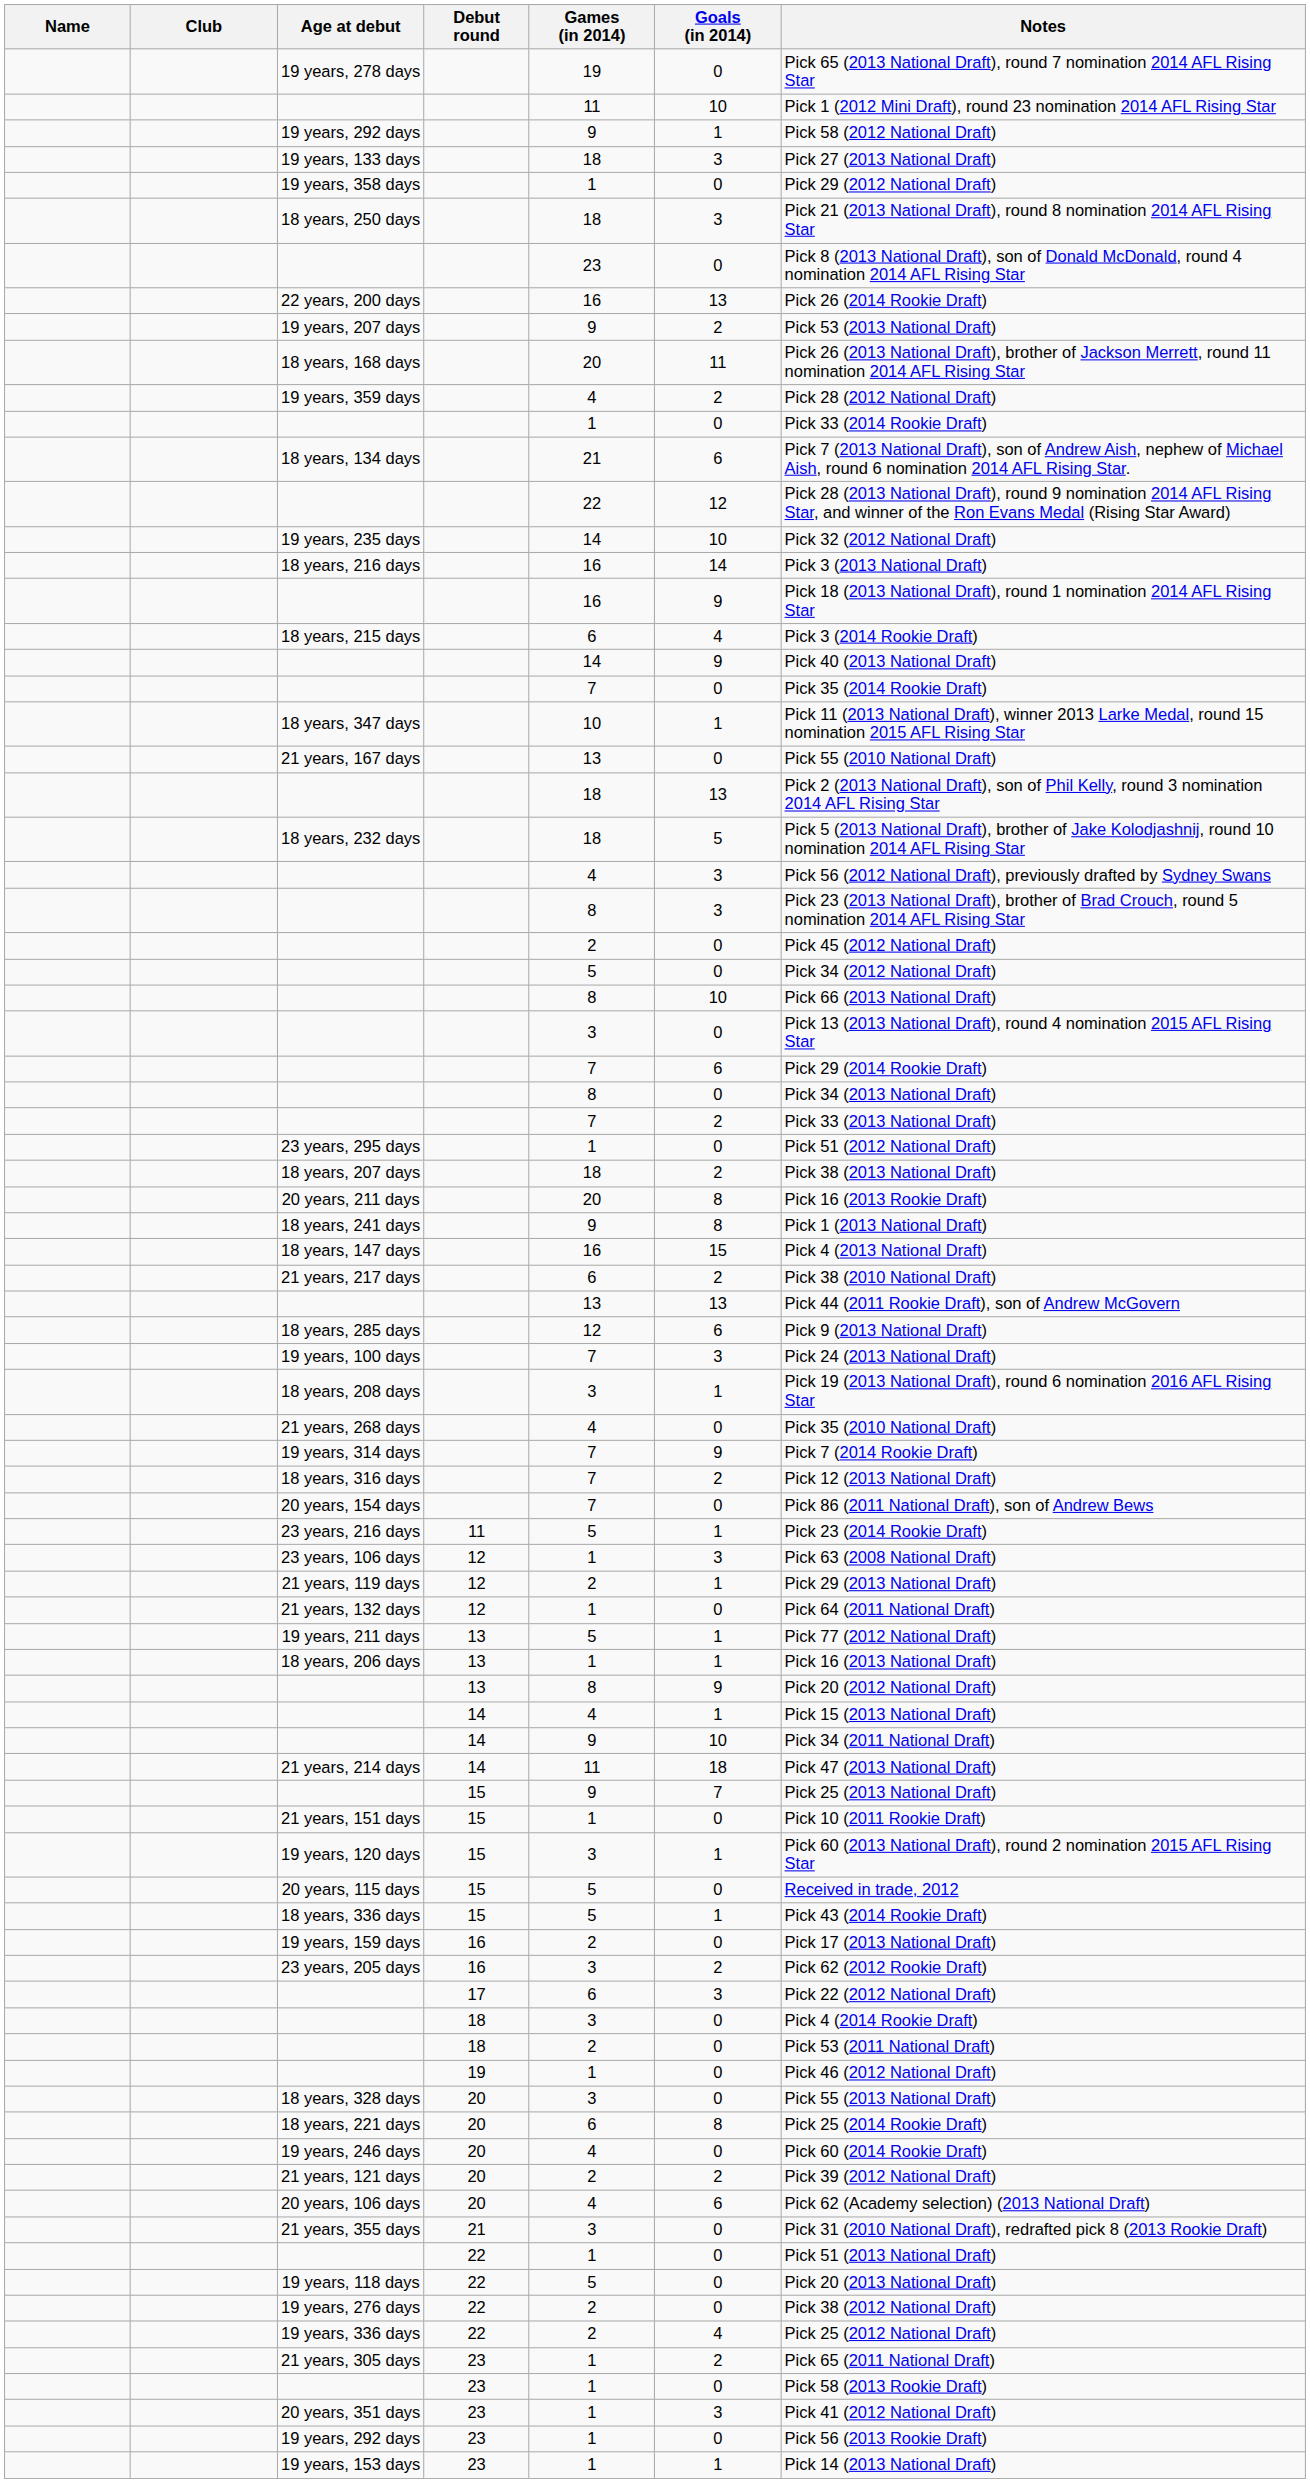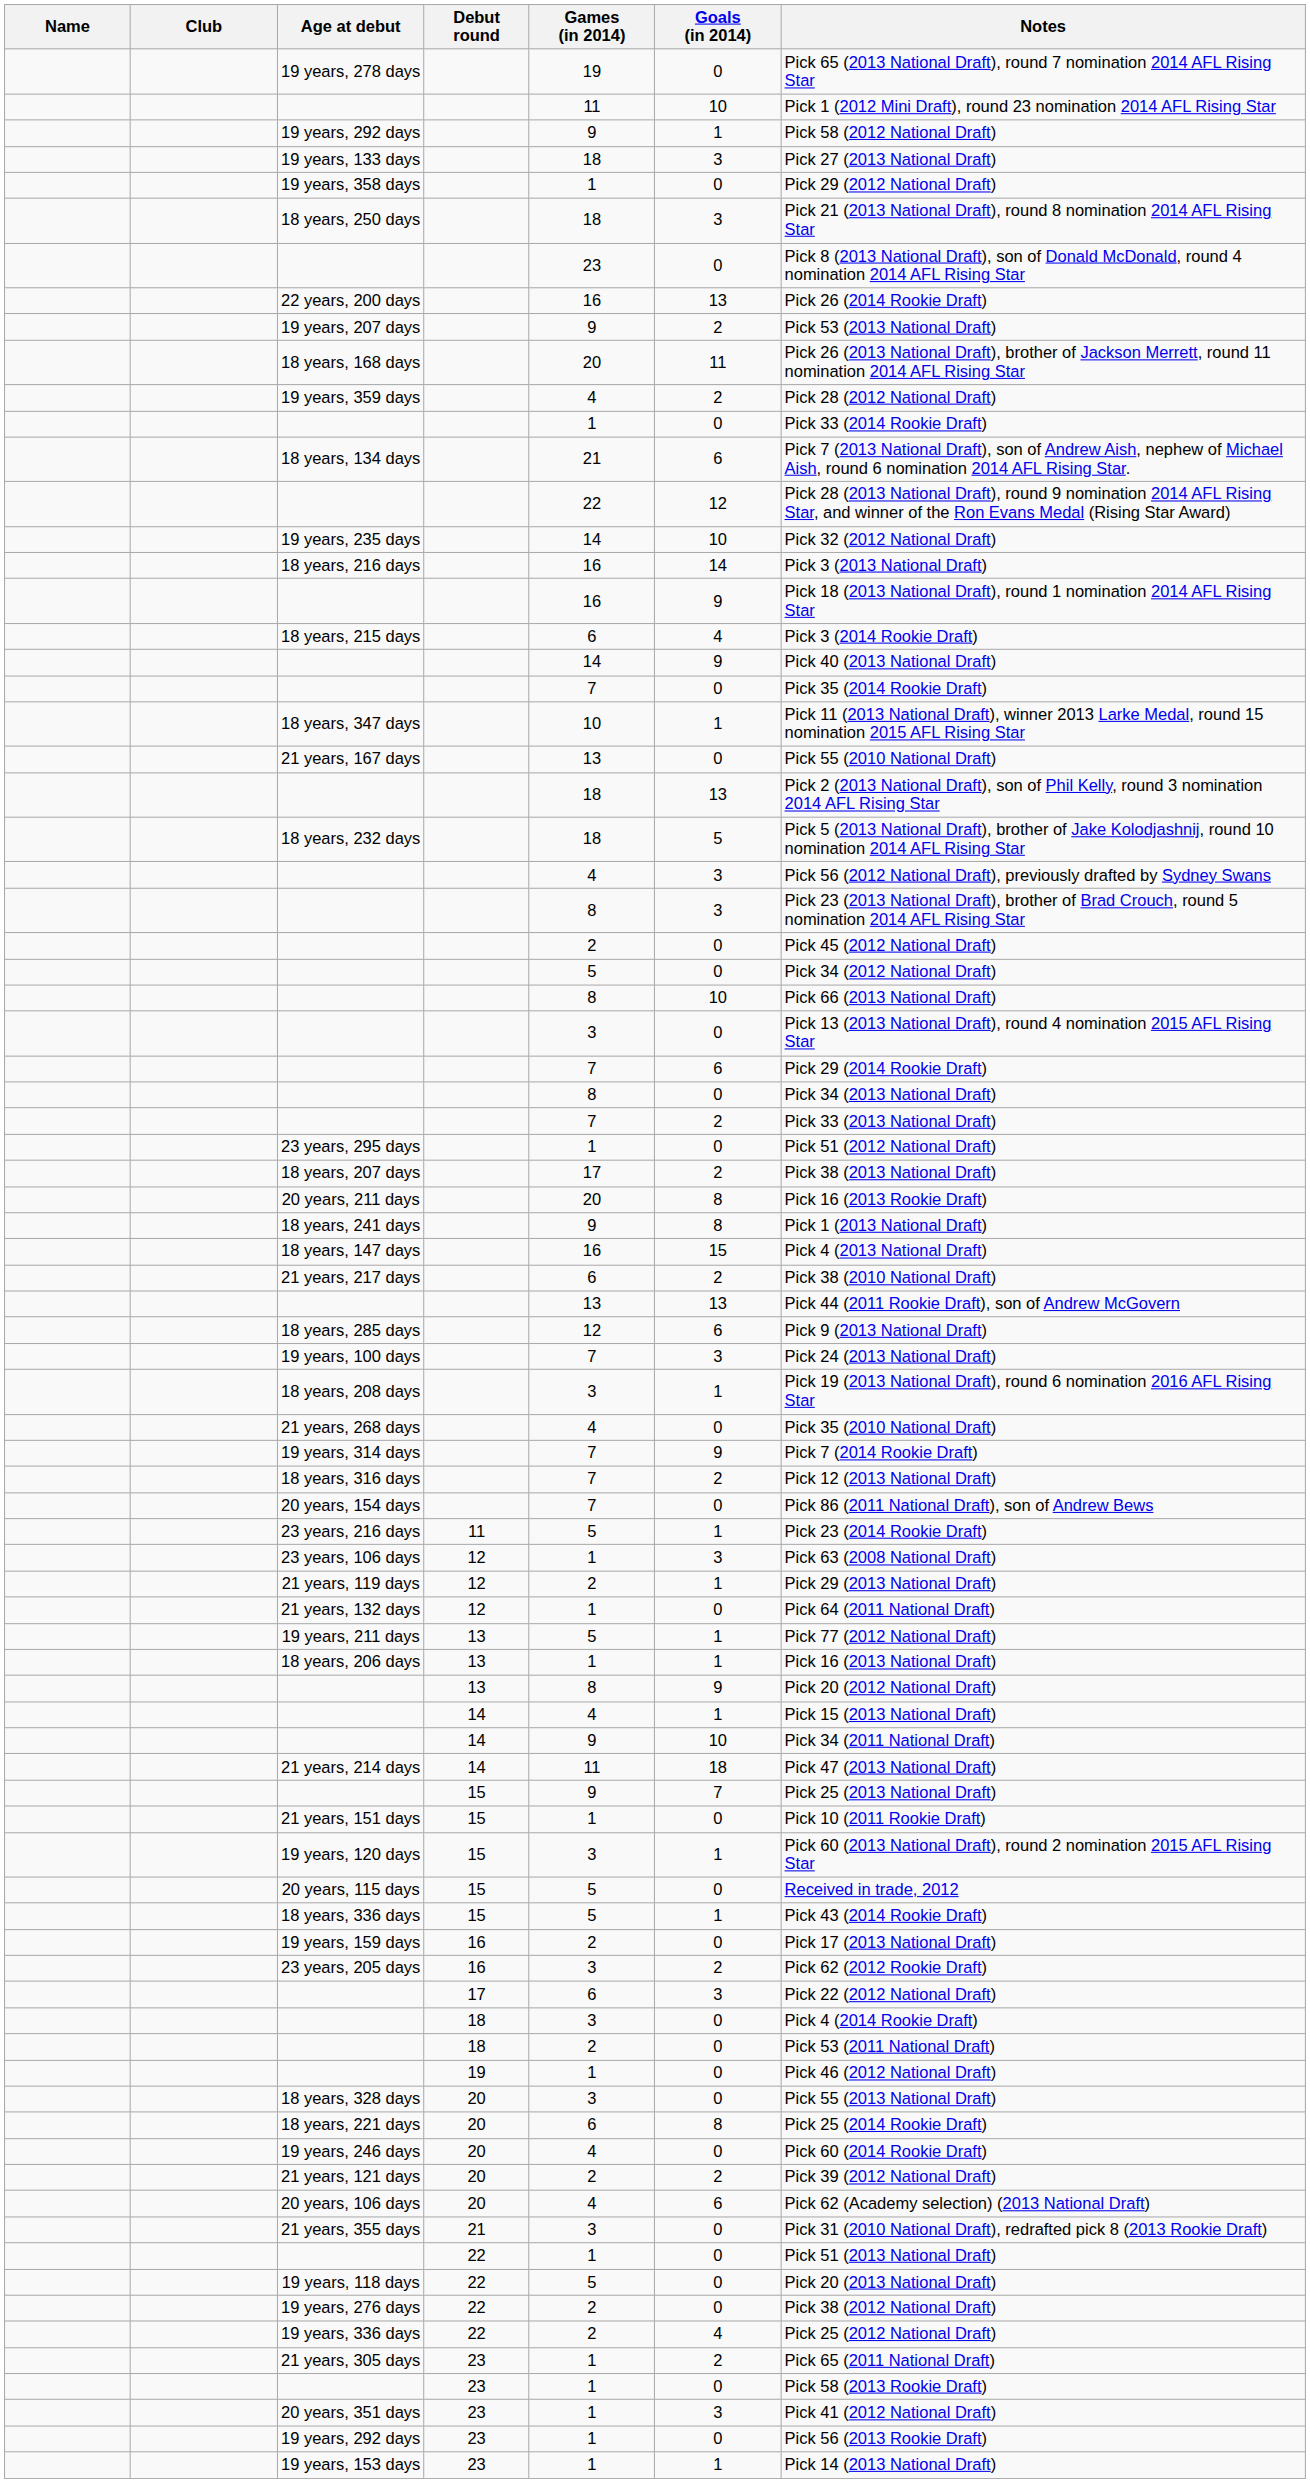(592, 1173) 18 -> (592, 1173) 17
